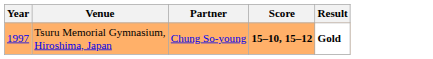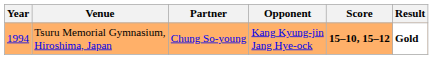+ column: (288, 14)
(18, 38) 1997 -> (18, 38) 1994
